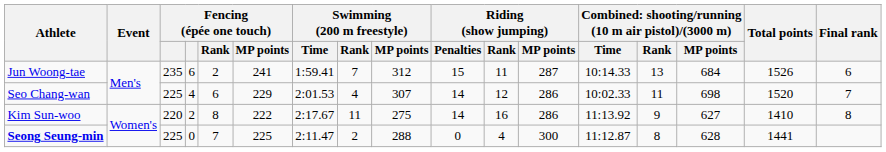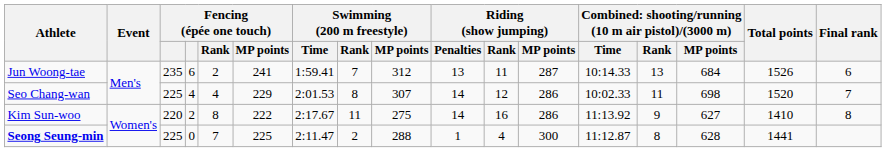(458, 72) 15 -> (458, 72) 13
(215, 93) 6 -> (215, 93) 4
(355, 93) 4 -> (355, 93) 8
(458, 136) 0 -> (458, 136) 1
